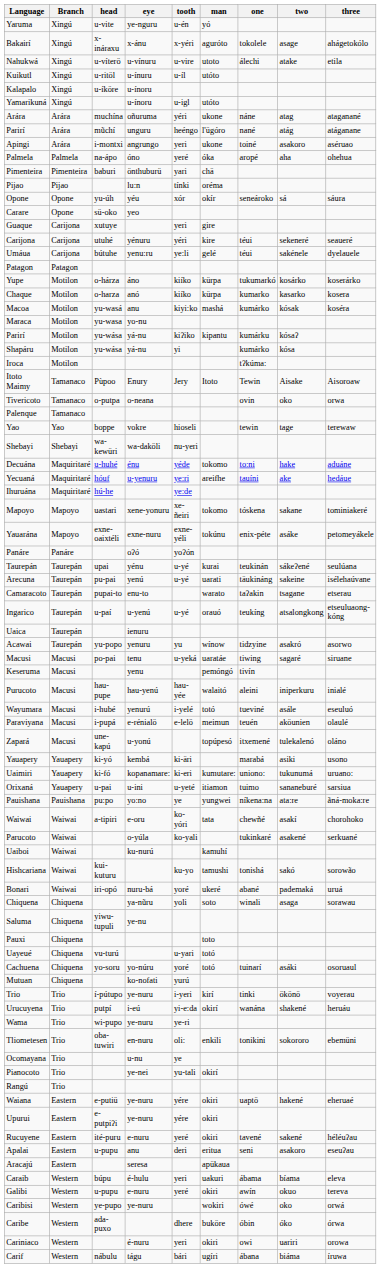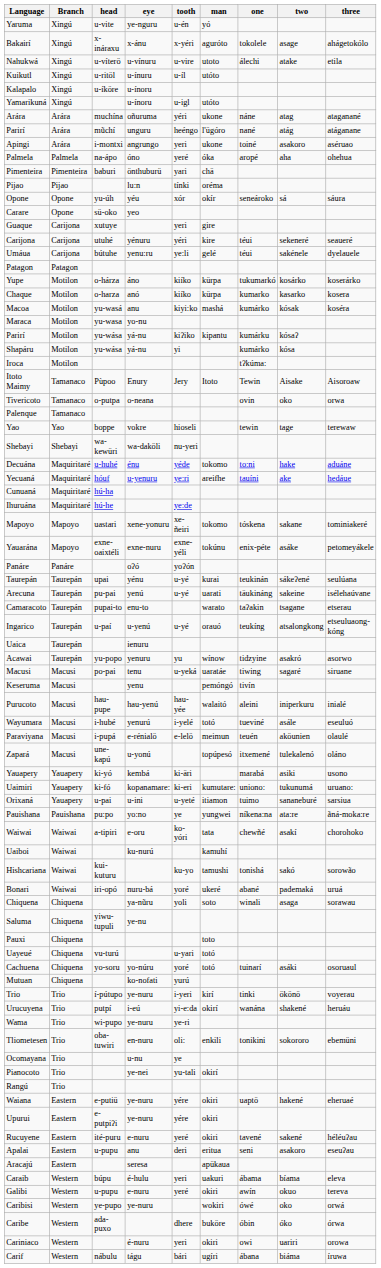+ row: (21, 491)
- row: (21, 837)
